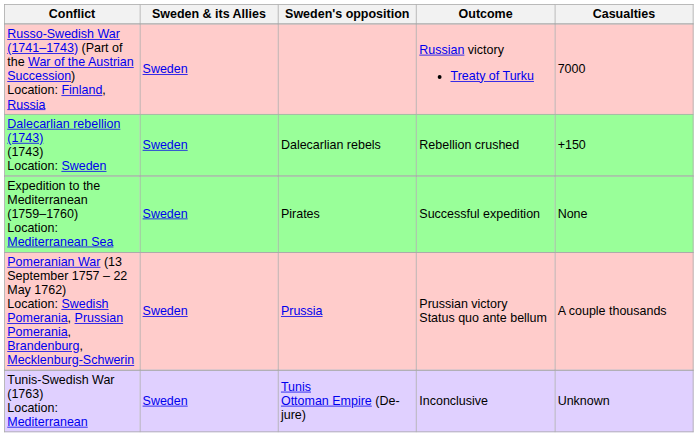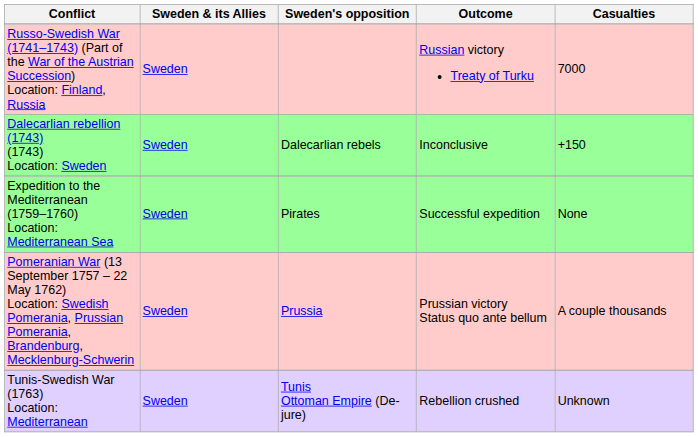(469, 145) Rebellion crushed -> (454, 145) Inconclusive
(454, 401) Inconclusive -> (469, 401) Rebellion crushed
